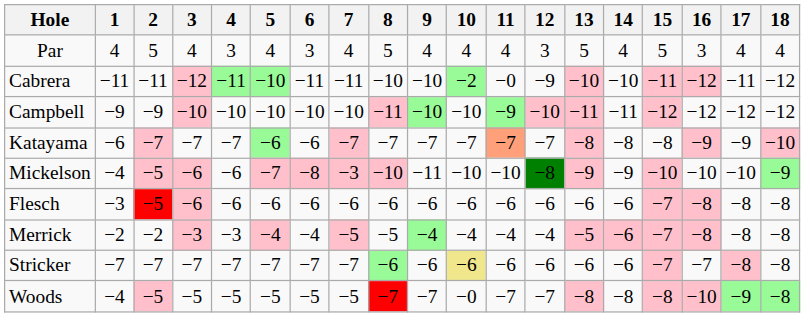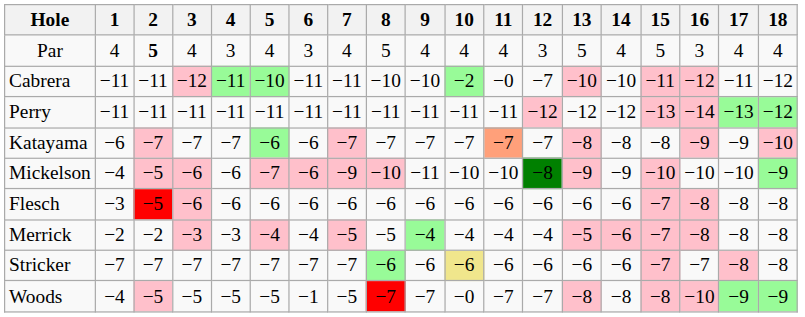(153, 50) normal -> (153, 50) bold
(545, 81) −9 -> (543, 81) −7
+ row: (30, 111)
- row: (47, 111)
(309, 173) −8 -> (308, 173) −6
(349, 173) −3 -> (347, 173) −9
(309, 296) −5 -> (308, 296) −1
(780, 296) −8 -> (778, 296) −9
